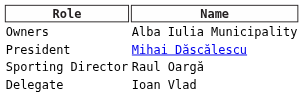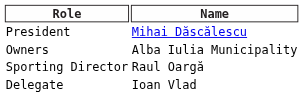rows swapped: (27, 32) <-> (38, 49)
